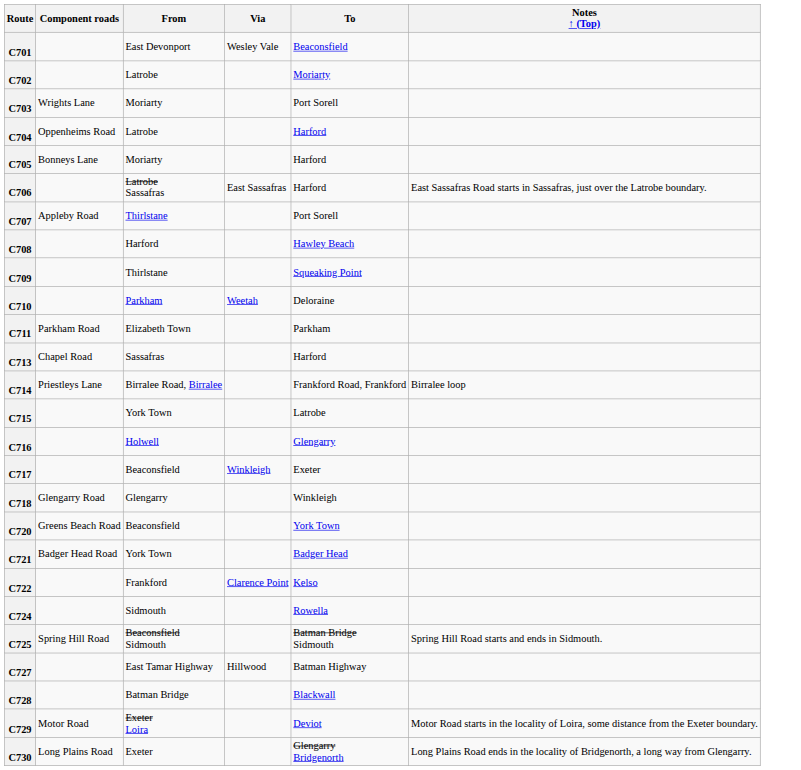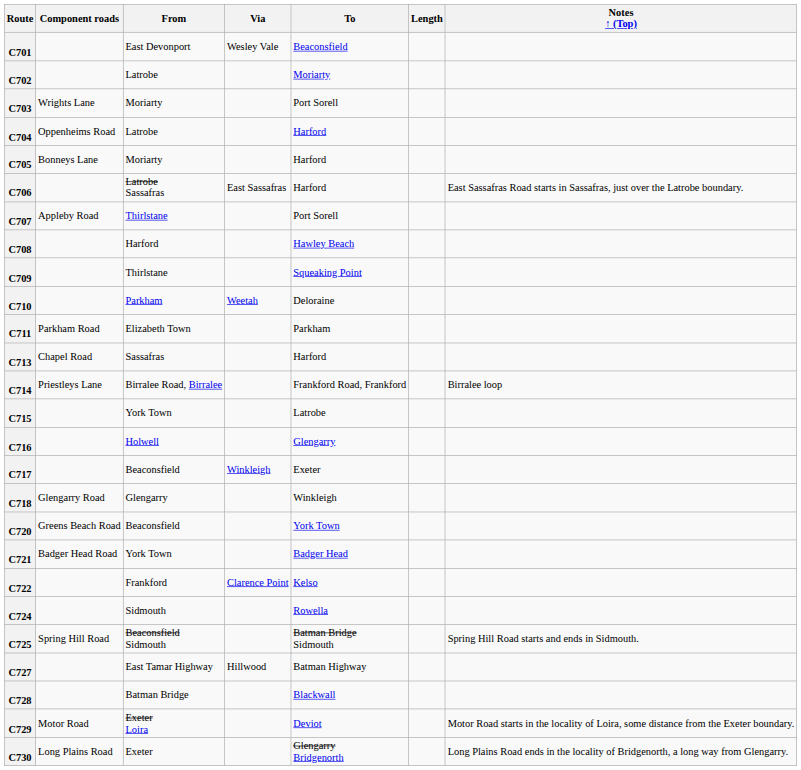+ column: (427, 18)
